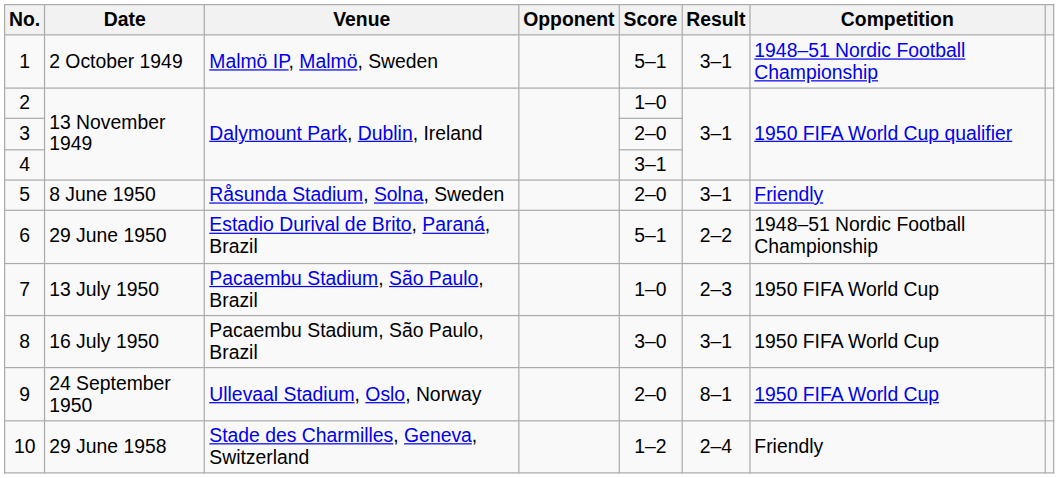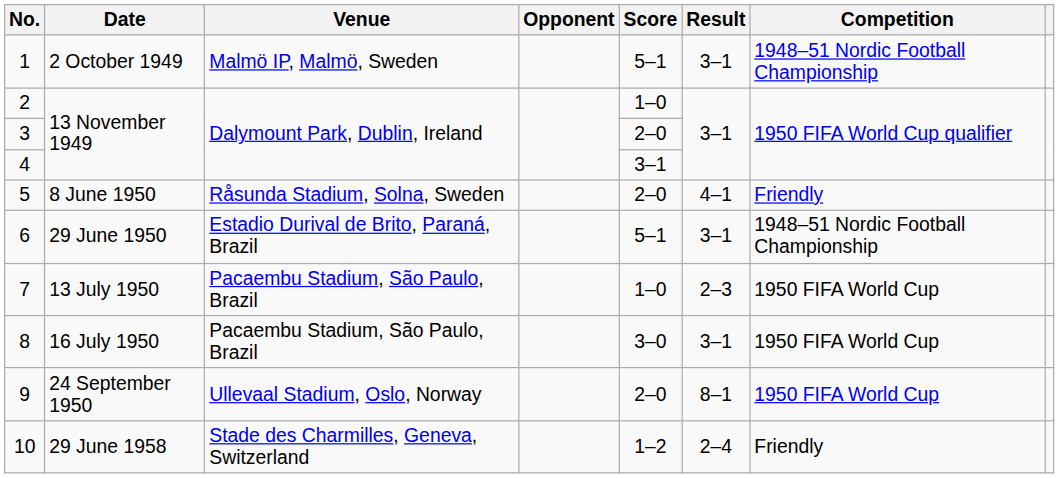(716, 195) 3–1 -> (716, 195) 4–1
(716, 236) 2–2 -> (716, 236) 3–1
